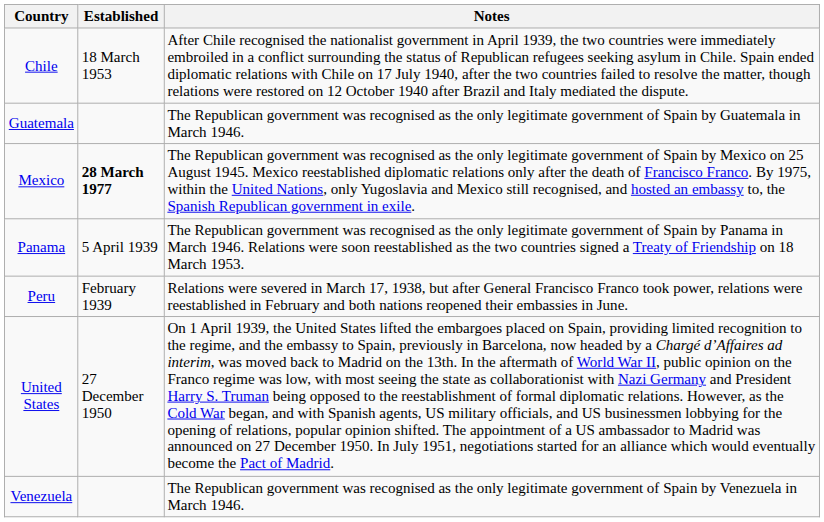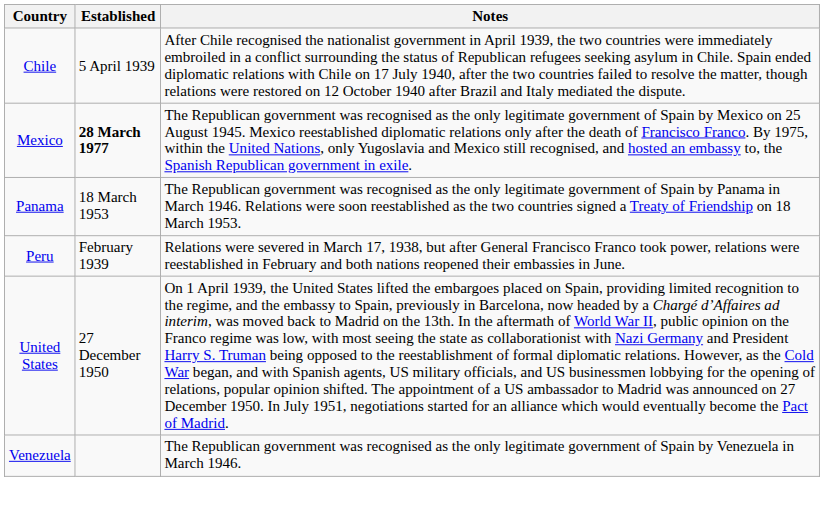(111, 65) 18 March 1953 -> (117, 65) 5 April 1939
- row: (41, 123)
(120, 247) 5 April 1939 -> (108, 206) 18 March 1953
